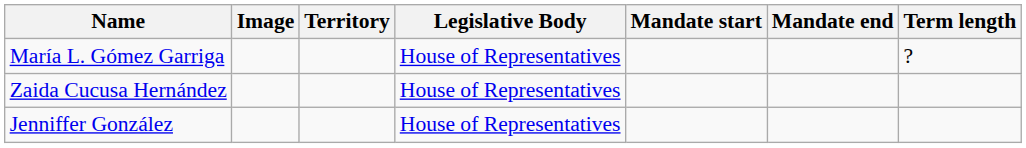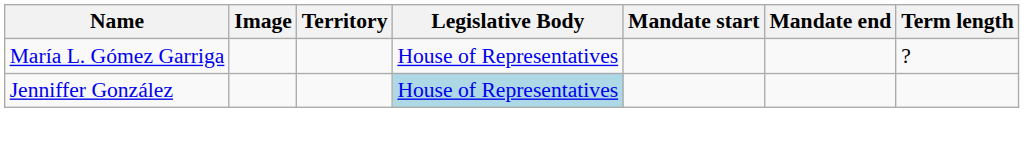- row: (118, 90)
(510, 124) no background -> (508, 90) lightblue background
